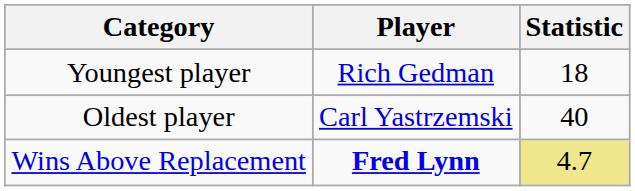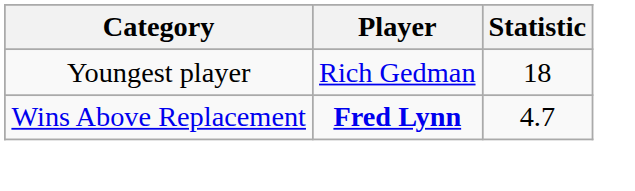- row: (159, 116)
(574, 161) khaki background -> (537, 116) no background
